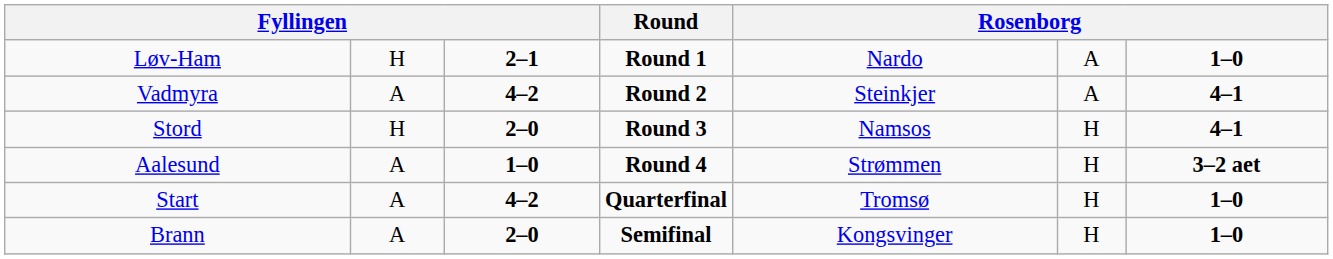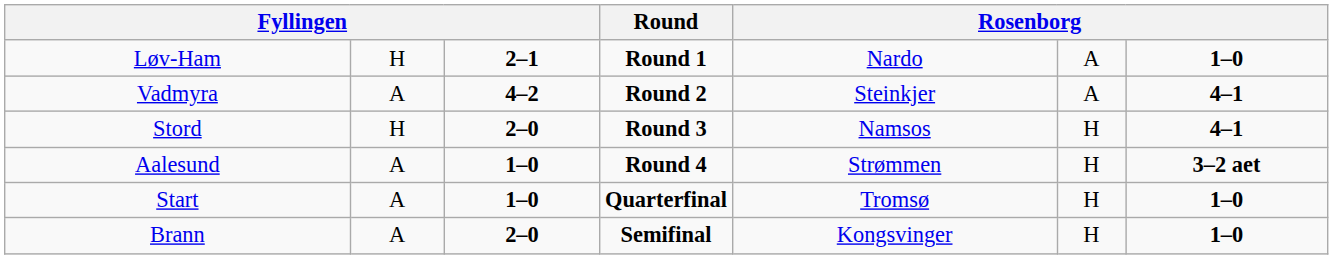(522, 199) 4–2 -> (522, 199) 1–0
